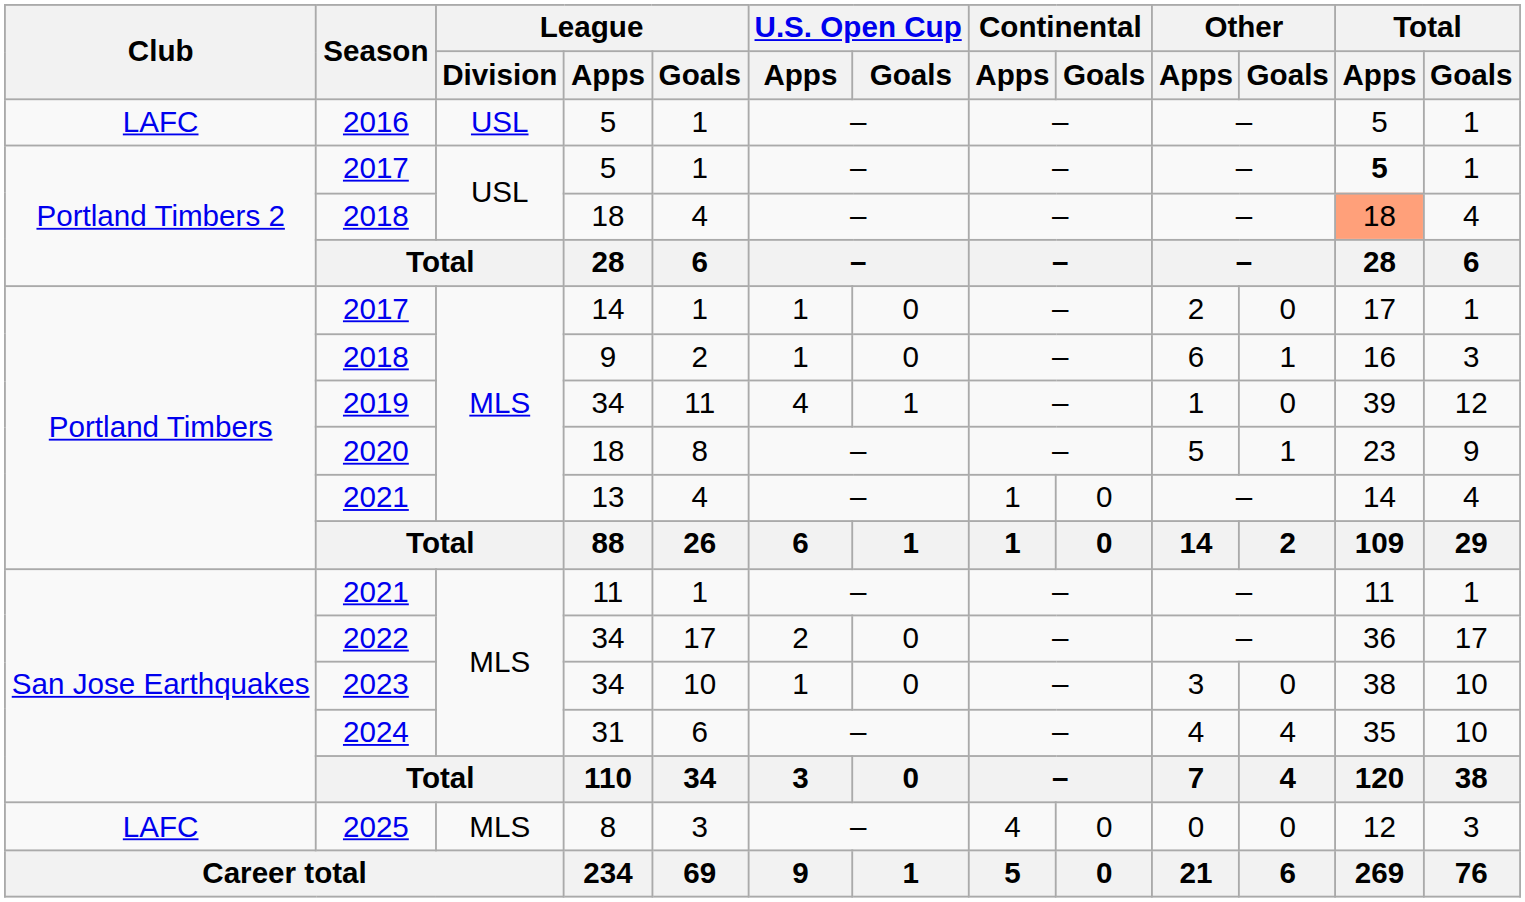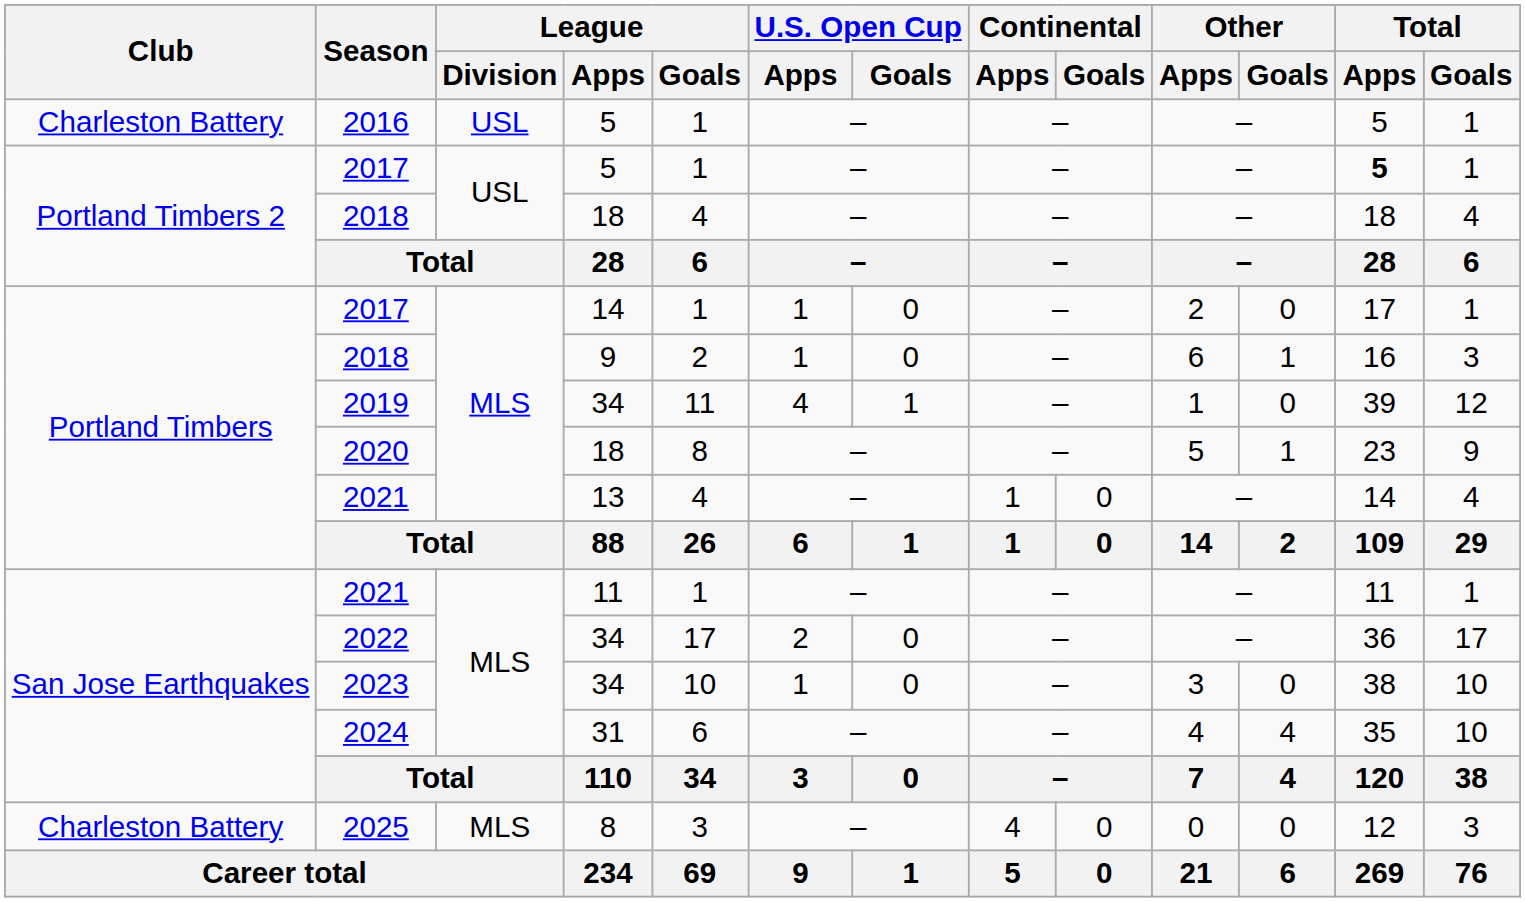(161, 121) LAFC -> (161, 121) Charleston Battery
(1379, 215) lightsalmon background -> (1379, 215) no background
(161, 826) LAFC -> (161, 826) Charleston Battery
